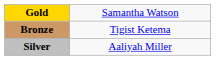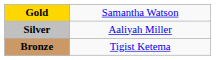rows swapped: (37, 47) <-> (37, 30)
